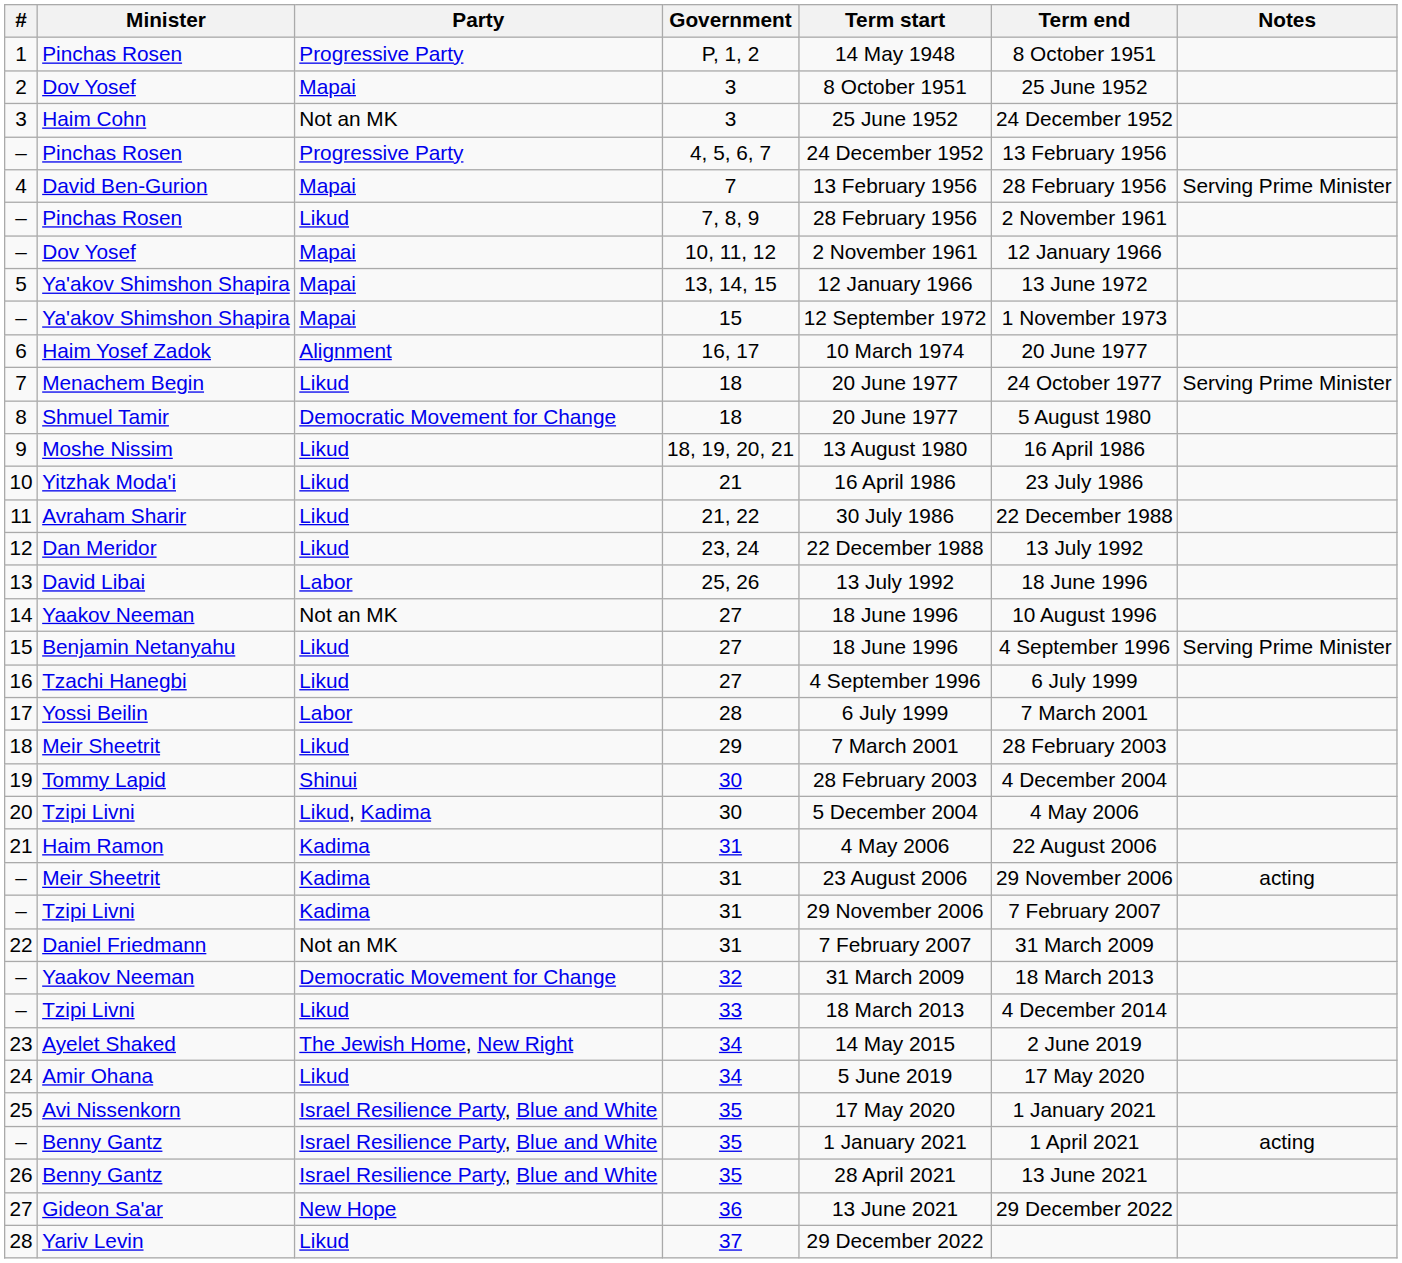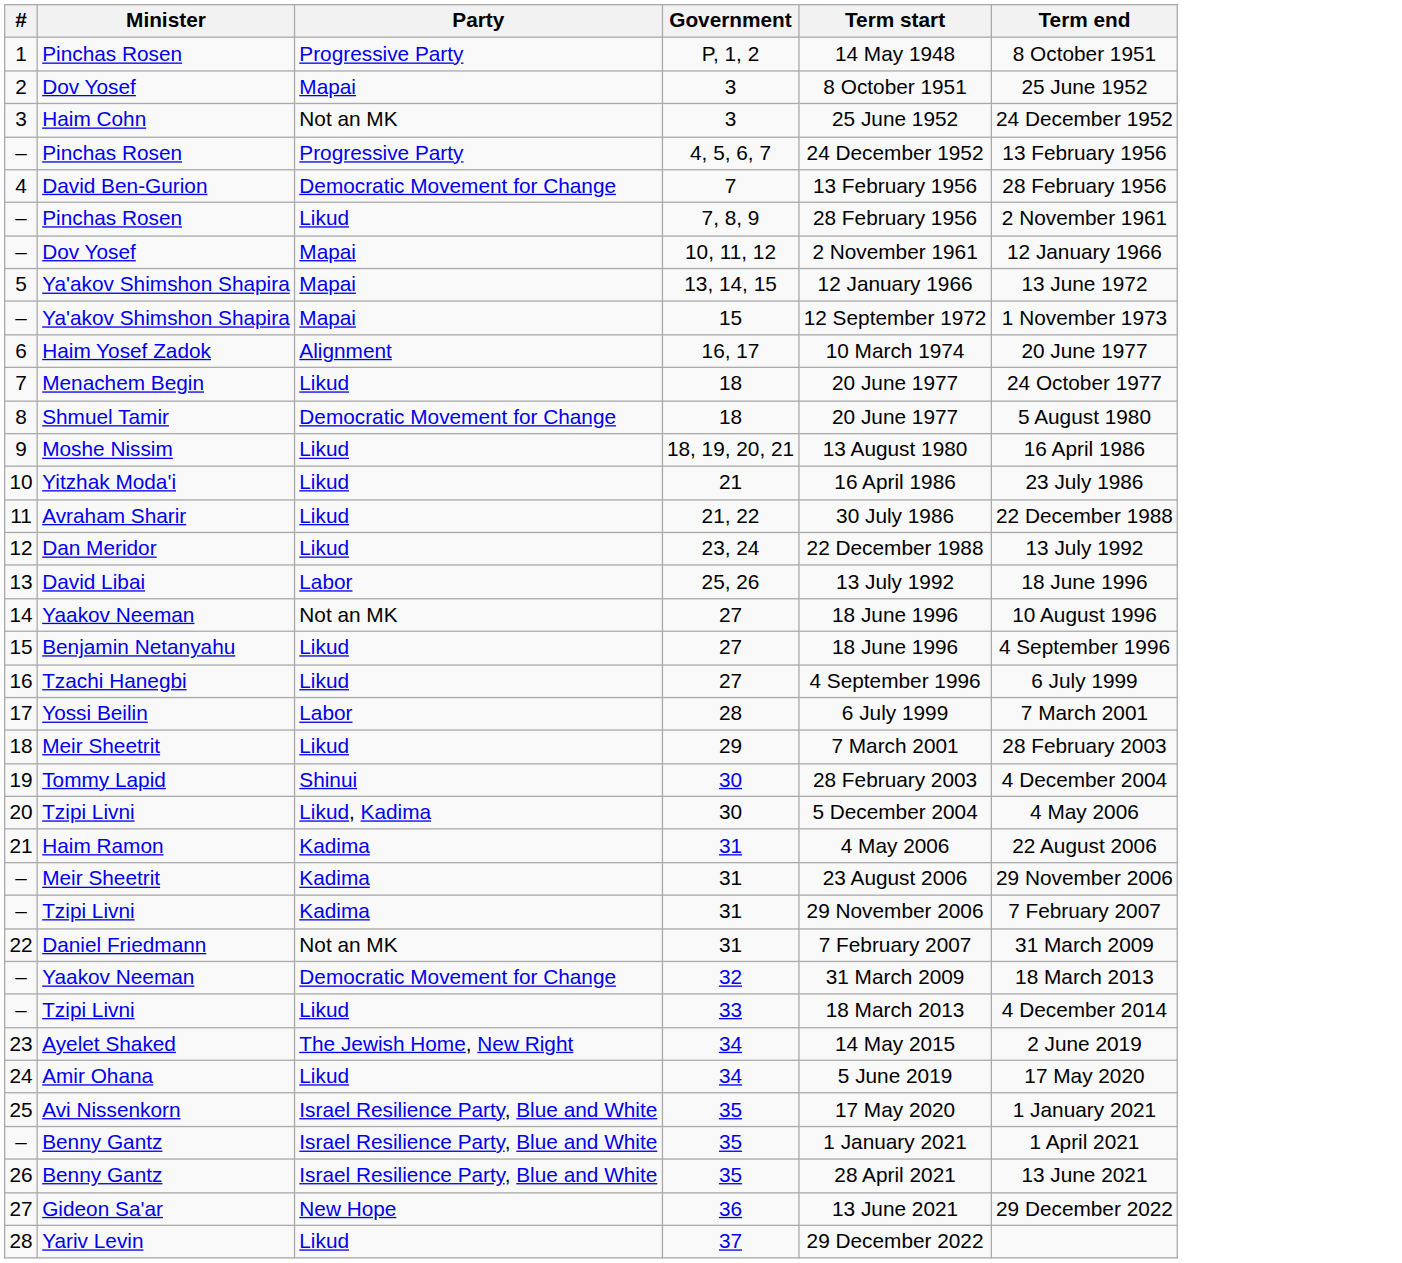- column: (1287, 20)
(328, 185) Mapai -> (458, 185) Democratic Movement for Change
